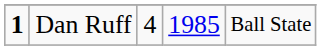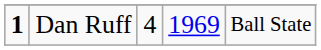(194, 24) 1985 -> (194, 24) 1969
